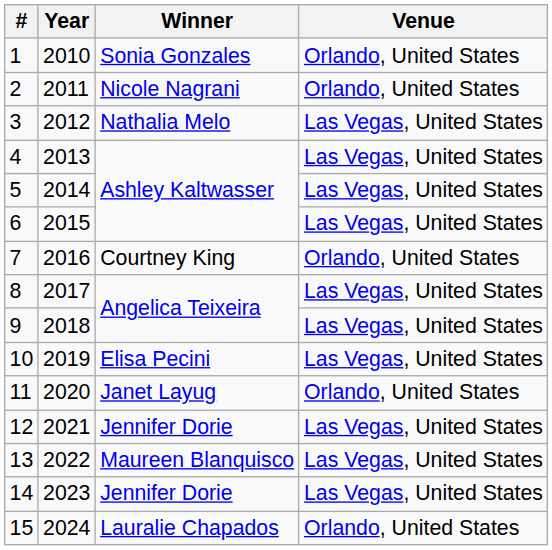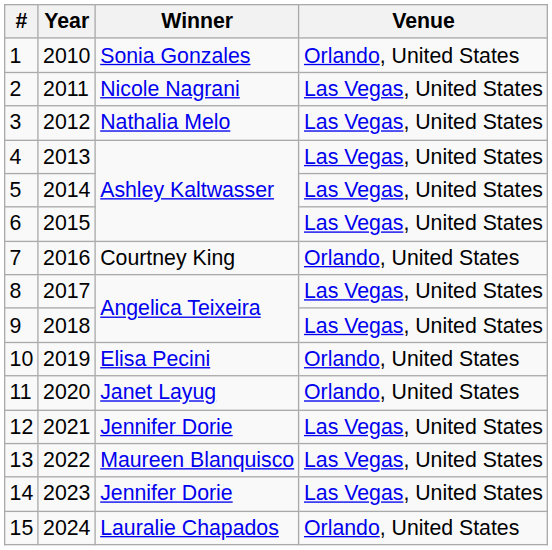(412, 88) Orlando, United States -> (424, 88) Las Vegas, United States
(424, 358) Las Vegas, United States -> (412, 358) Orlando, United States
